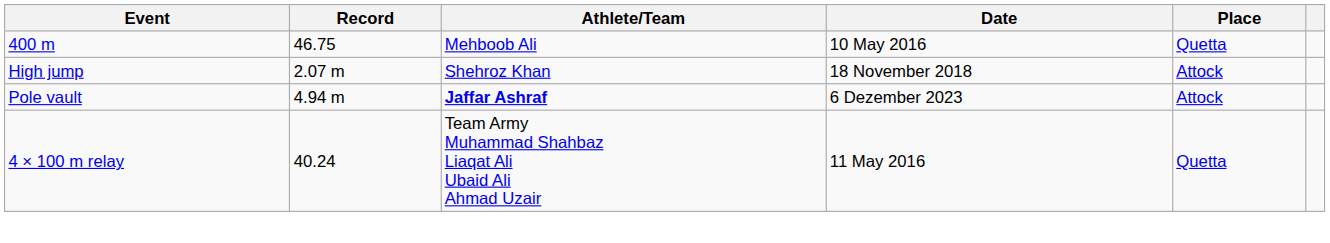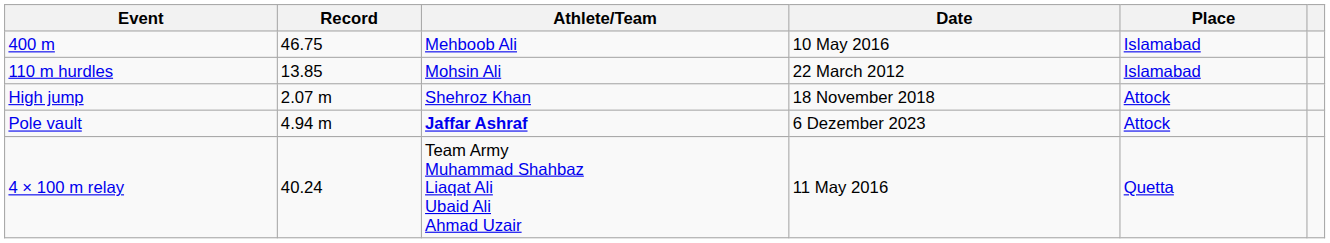(1201, 44) Quetta -> (1162, 44) Islamabad
+ row: (61, 71)
